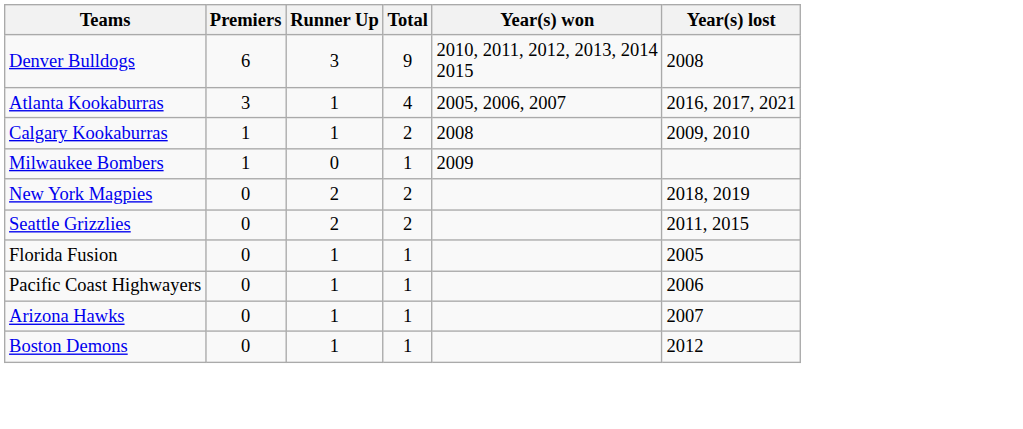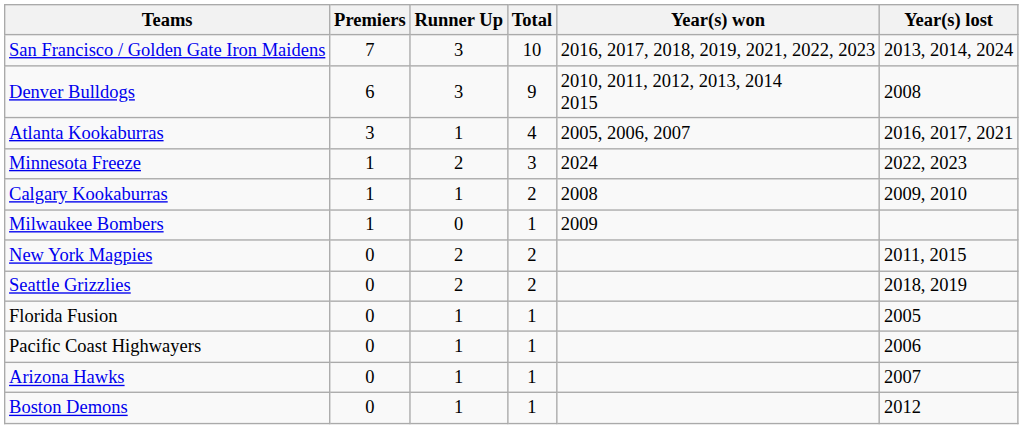+ row: (167, 49)
+ row: (75, 163)
(708, 193) 2018, 2019 -> (925, 254) 2011, 2015
(708, 224) 2011, 2015 -> (925, 285) 2018, 2019
